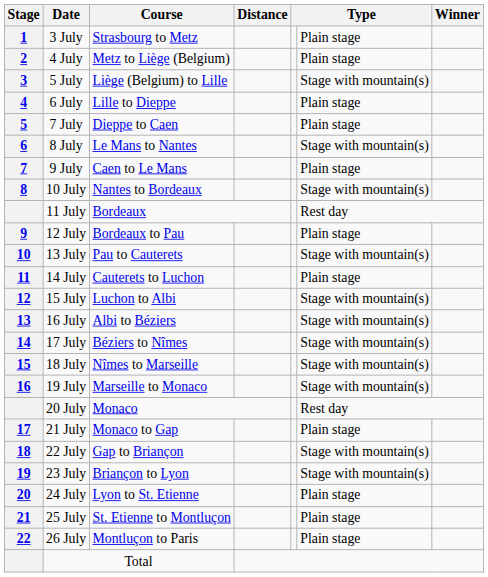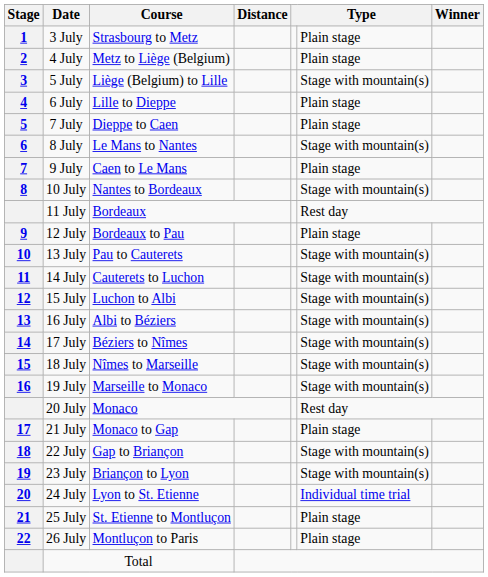(330, 277) Plain stage -> (365, 277) Stage with mountain(s)
(330, 495) Plain stage -> (355, 495) Individual time trial
